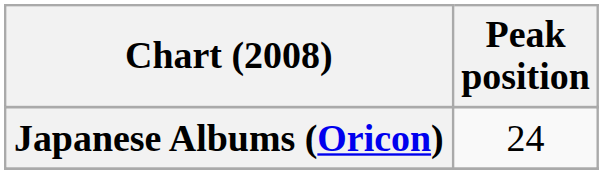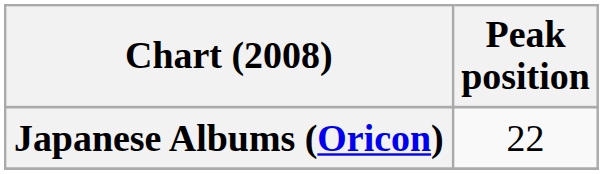(526, 137) 24 -> (526, 137) 22
